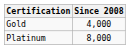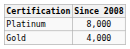rows swapped: (16, 24) <-> (26, 38)
